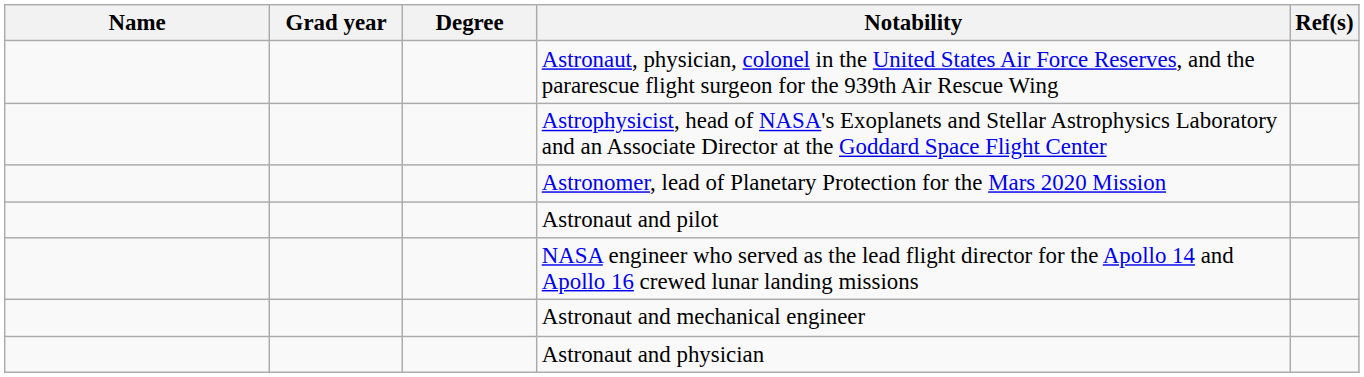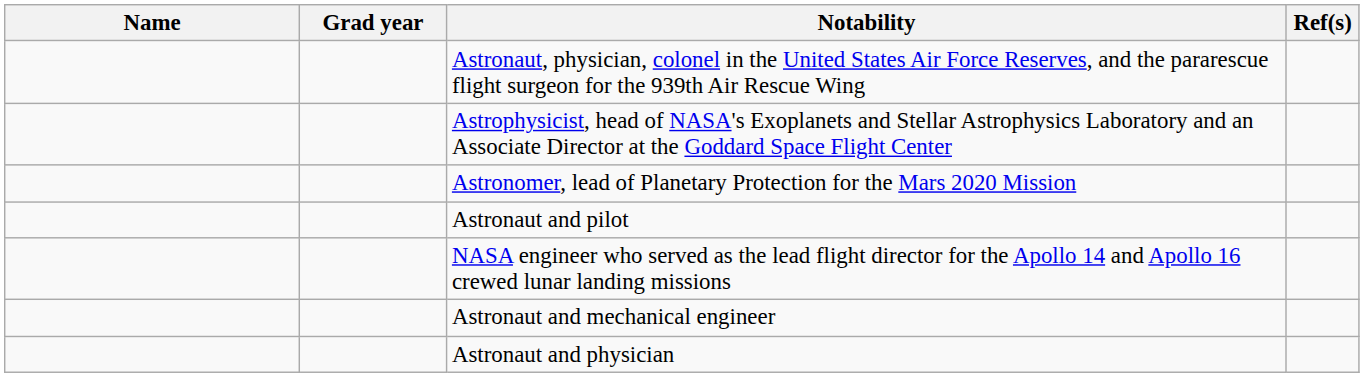- column: (470, 22)
